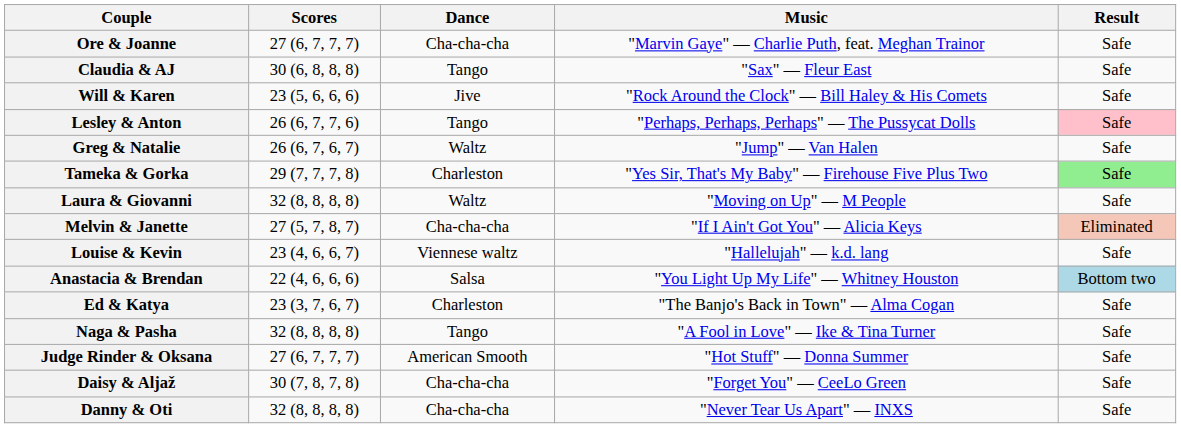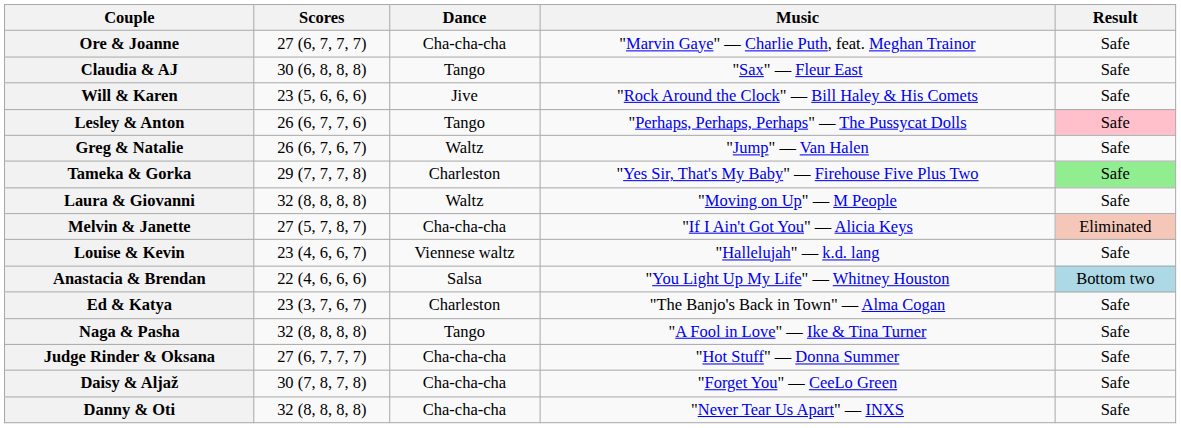(467, 357) American Smooth -> (464, 357) Cha-cha-cha
